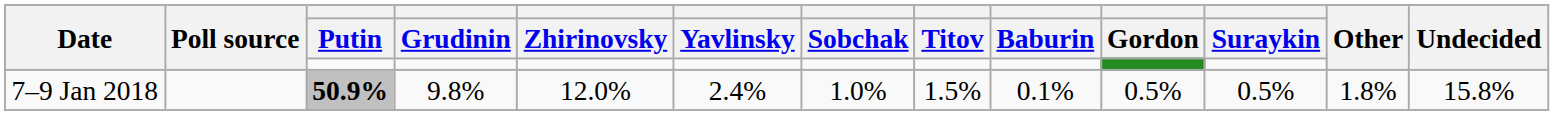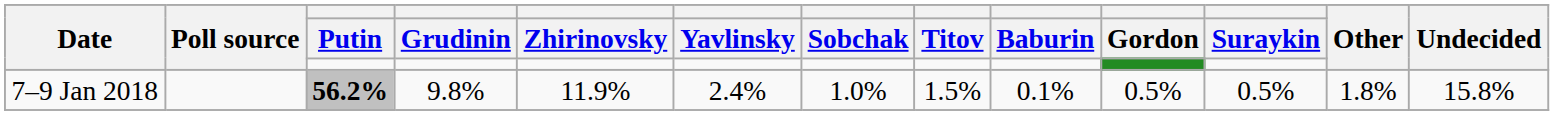(350, 91) 50.9% -> (350, 91) 56.2%
(595, 91) 12.0% -> (595, 91) 11.9%
